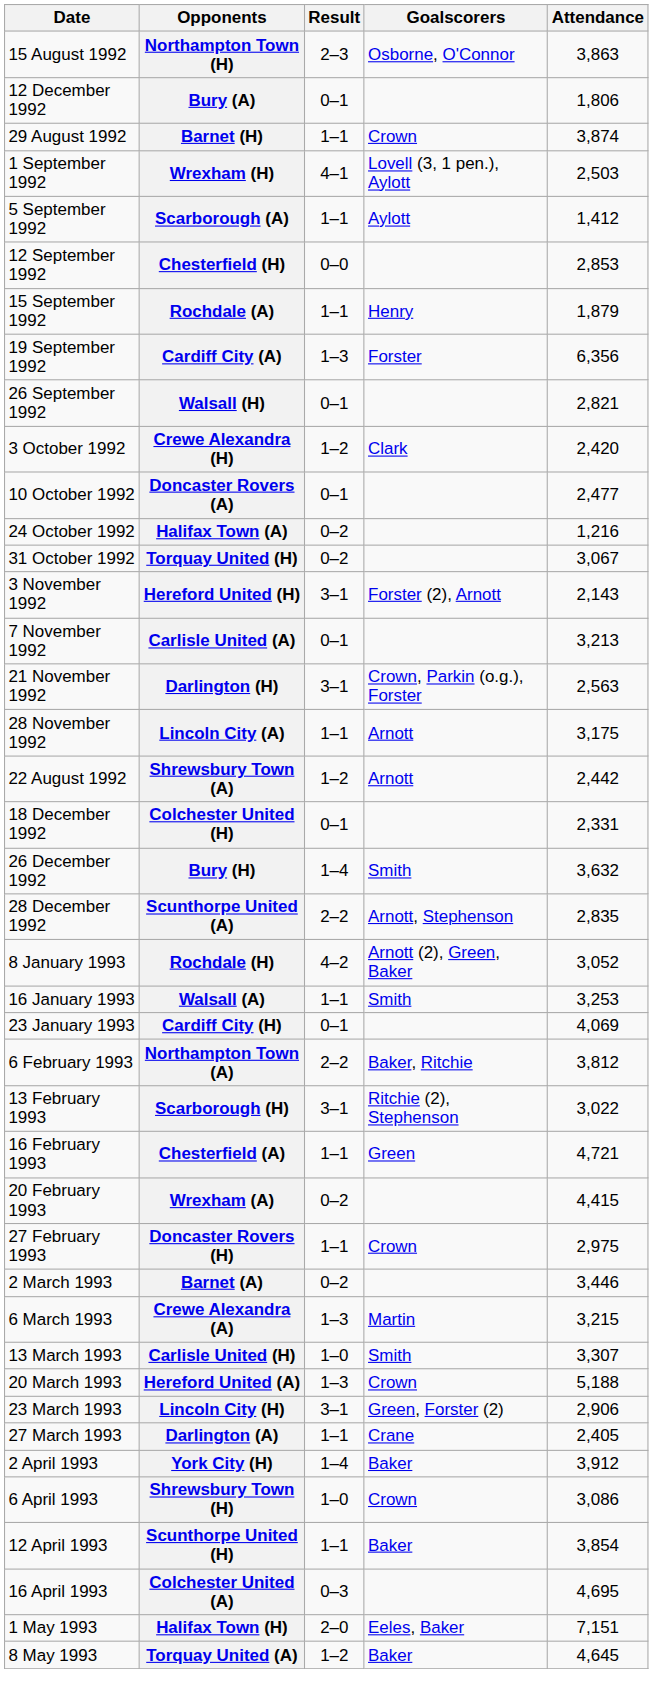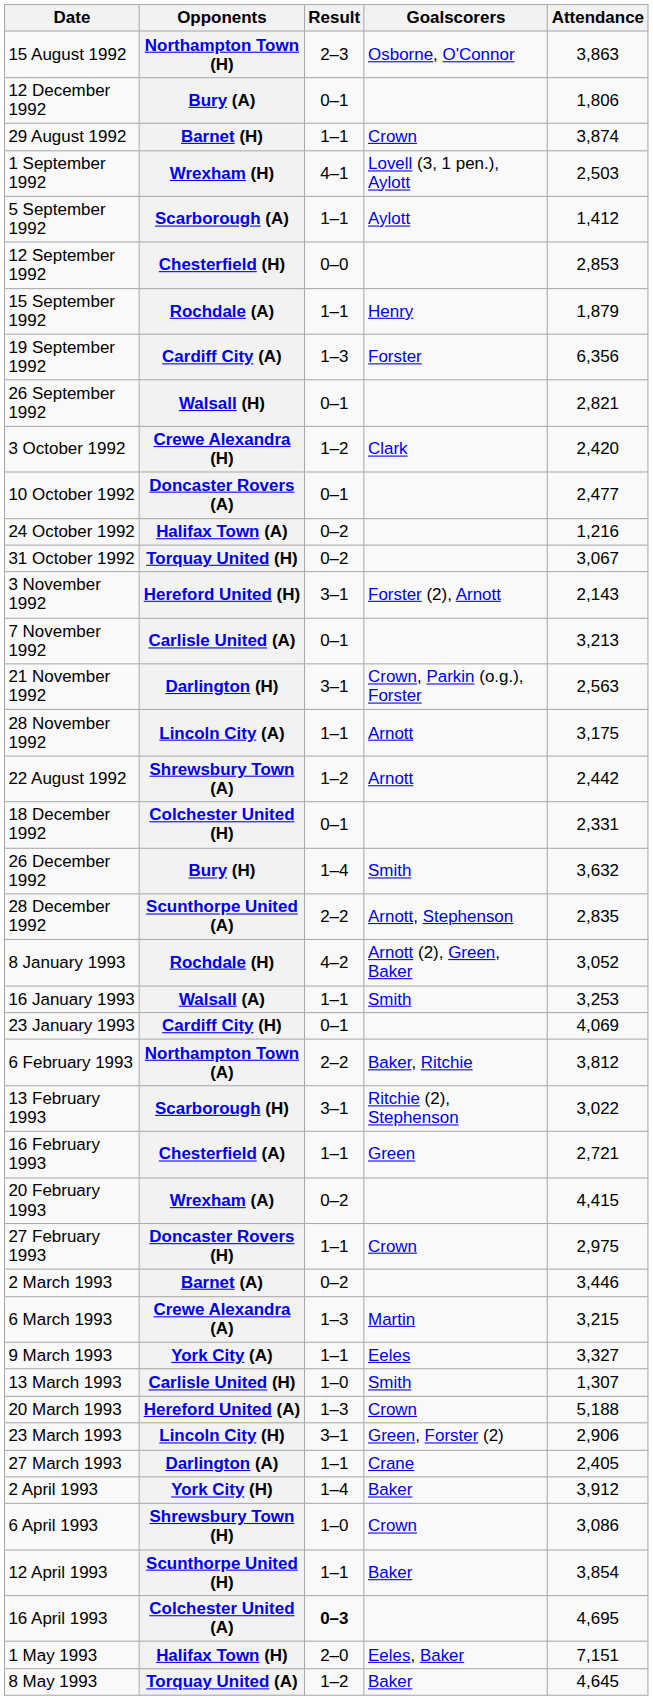(598, 1154) 4,721 -> (598, 1154) 2,721
+ row: (222, 1355)
(598, 1355) 3,307 -> (598, 1382) 1,307
(334, 1591) normal -> (334, 1618) bold
